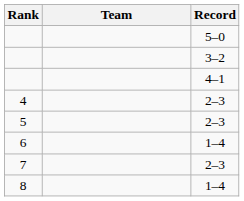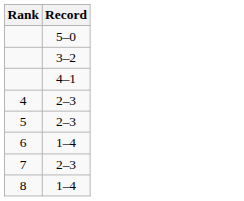- column: (116, 15)
